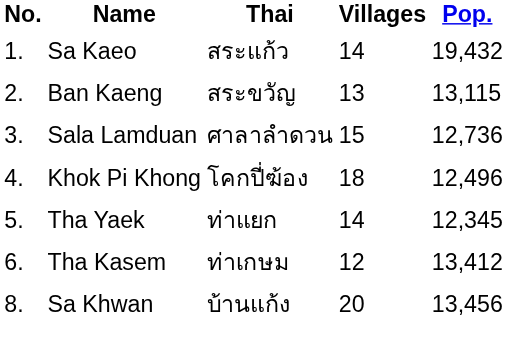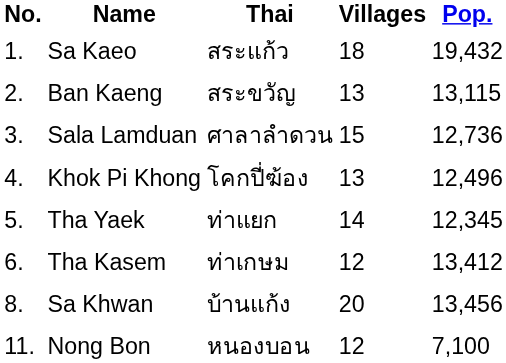(352, 51) 14 -> (352, 51) 18
(352, 177) 18 -> (352, 177) 13
+ row: (99, 345)
